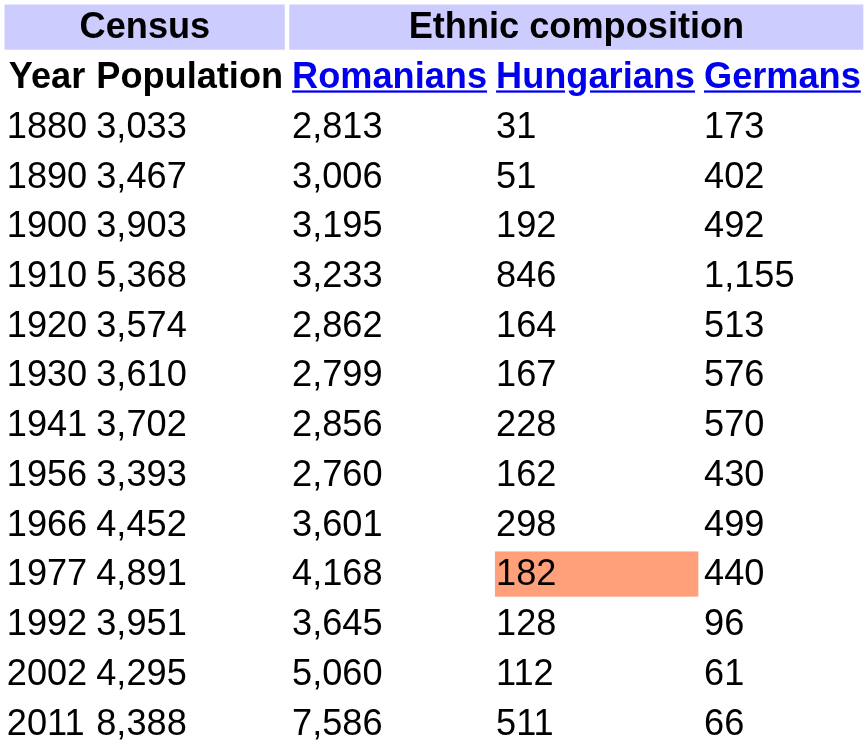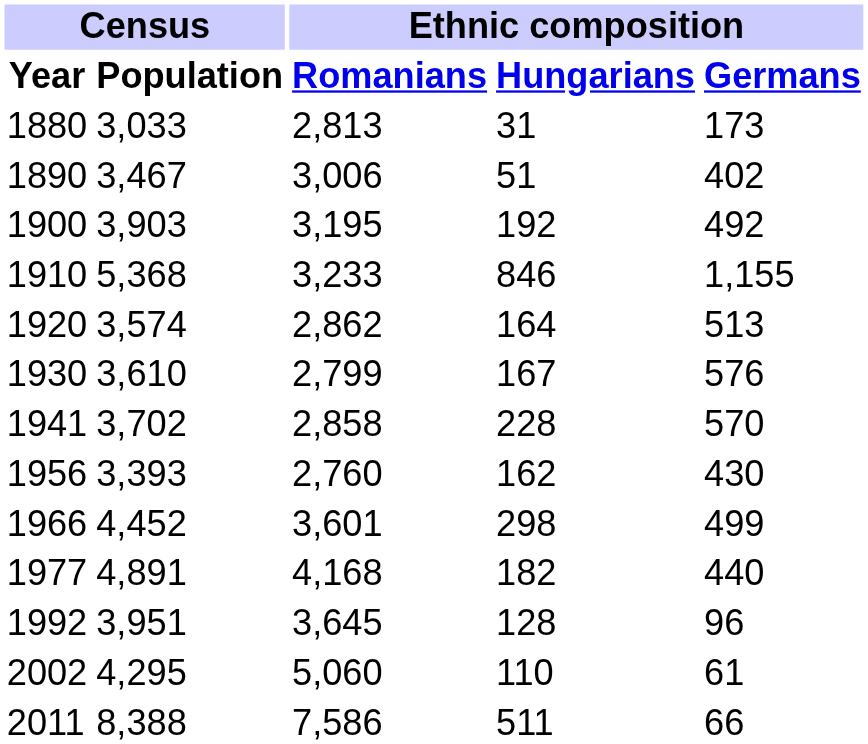(337, 424) 2,856 -> (337, 424) 2,858
(526, 573) lightsalmon background -> (526, 573) no background
(525, 672) 112 -> (525, 672) 110
